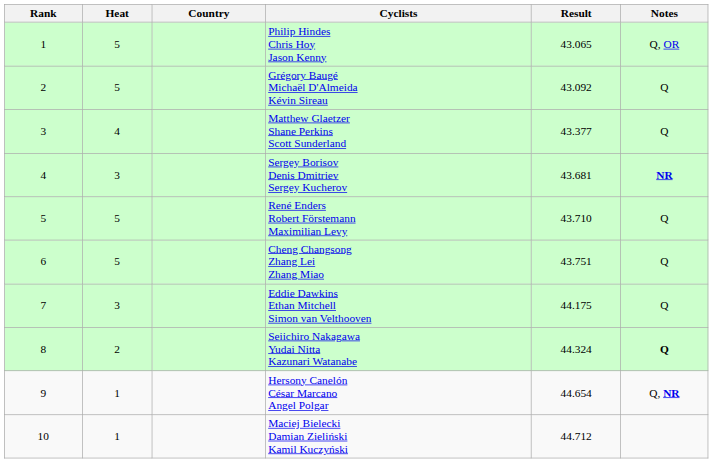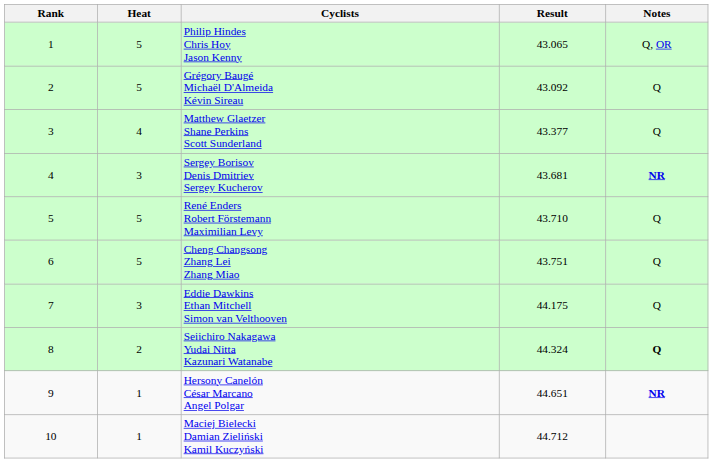- column: (209, 13)
(576, 392) 44.654 -> (552, 392) 44.651
(664, 392) Q, NR -> (657, 392) NR
